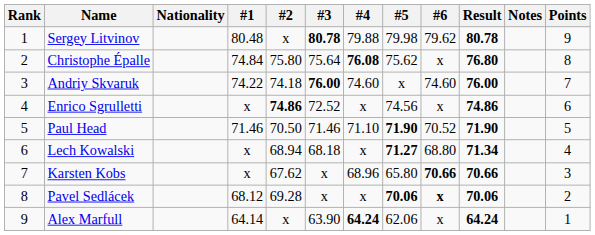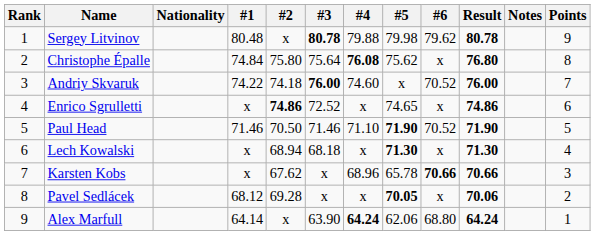(440, 83) 74.60 -> (440, 83) 70.52
(402, 106) 74.56 -> (402, 106) 74.65
(402, 151) 71.27 -> (402, 151) 71.30
(440, 151) 68.80 -> (440, 151) x
(482, 151) 71.34 -> (482, 151) 71.30
(402, 173) 65.80 -> (402, 173) 65.78
(402, 196) 70.06 -> (402, 196) 70.05
(440, 196) bold -> (440, 196) normal
(440, 219) x -> (440, 219) 68.80
